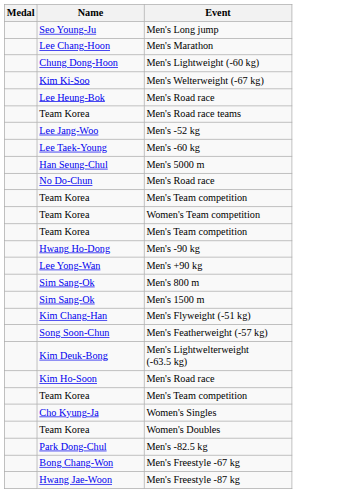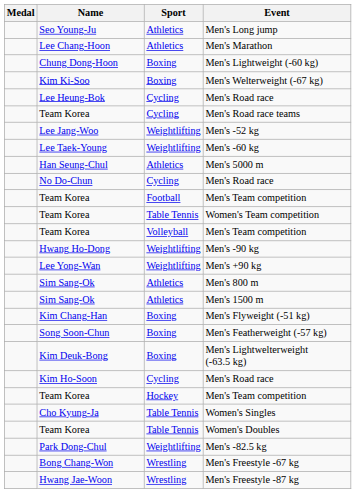+ column: (174, 13)
